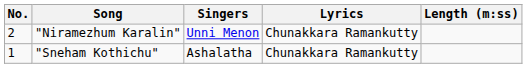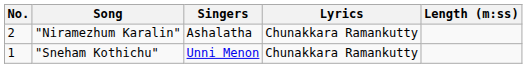(223, 34) Unni Menon -> (219, 34) Ashalatha
(219, 54) Ashalatha -> (223, 54) Unni Menon
